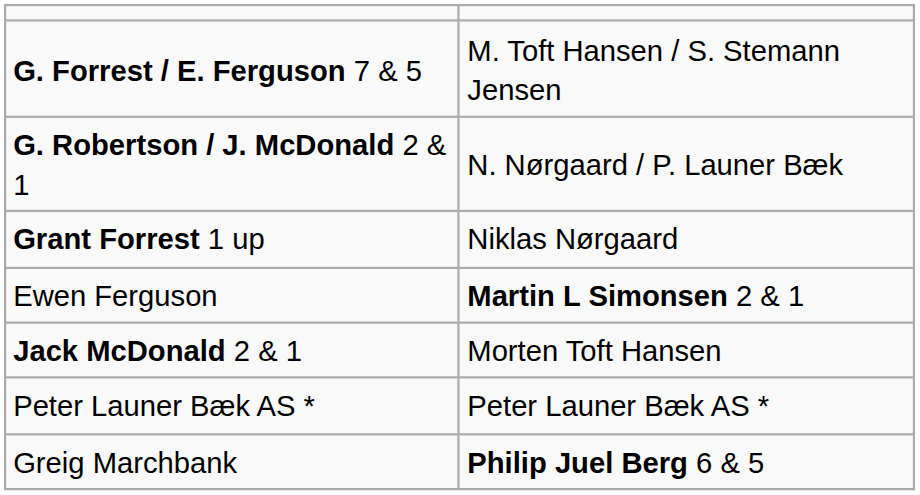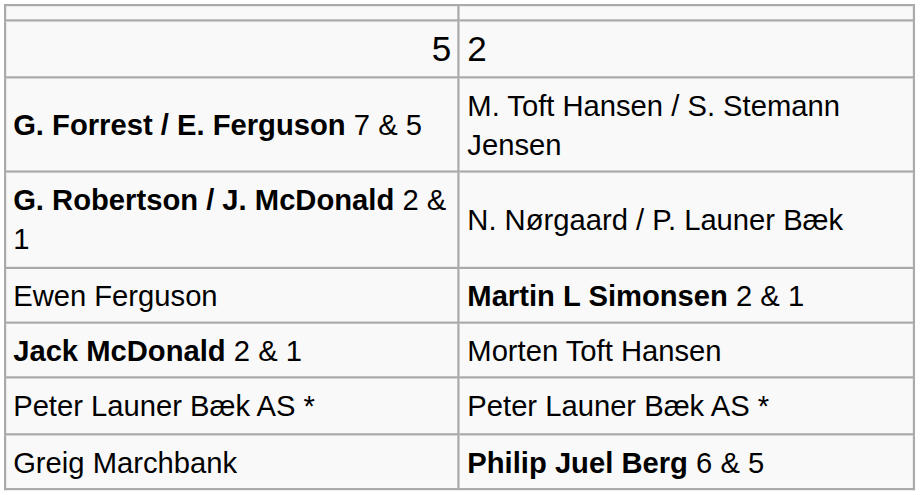+ row: (441, 48)
- row: (139, 240)
